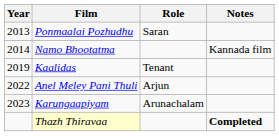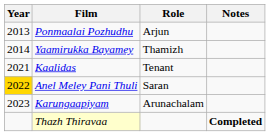(156, 31) Saran -> (156, 31) Arjun
+ row: (84, 49)
- row: (75, 49)
(18, 67) 2019 -> (18, 67) 2021
(18, 85) no background -> (18, 85) gold background
(156, 85) Arjun -> (156, 85) Saran
